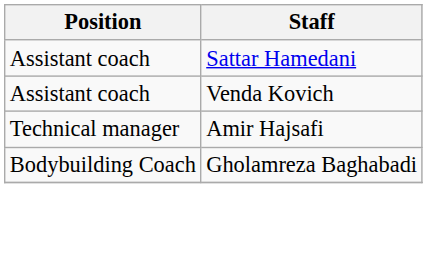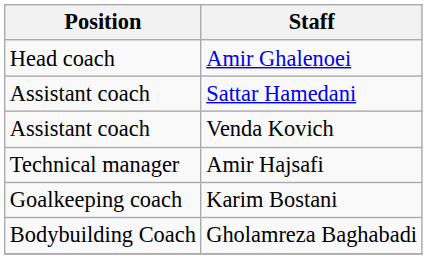+ row: (279, 57)
+ row: (272, 199)
